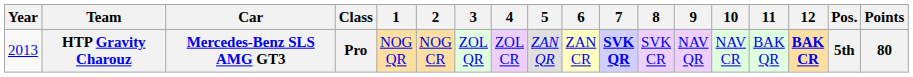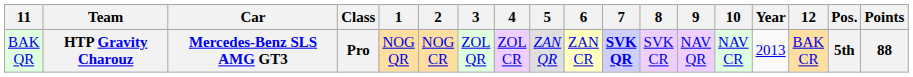columns swapped: (23, 17) <-> (769, 17)
(808, 50) bold -> (808, 50) normal
(884, 50) 80 -> (884, 50) 88
